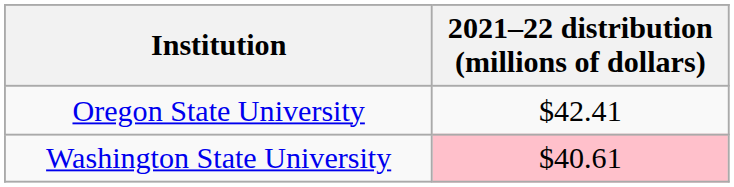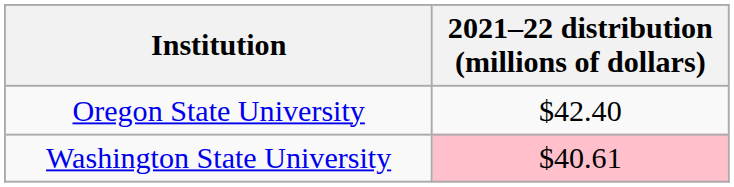(580, 109) $42.41 -> (580, 109) $42.40
